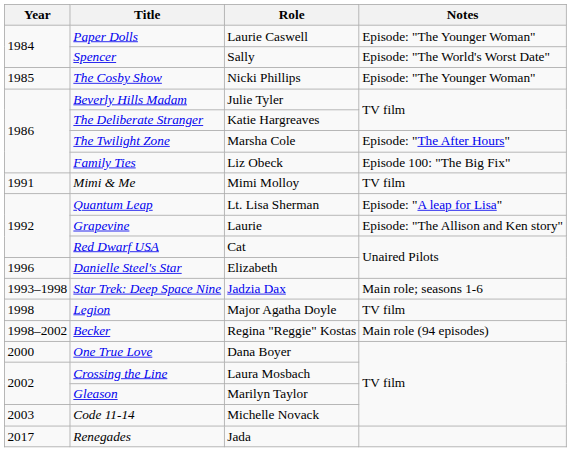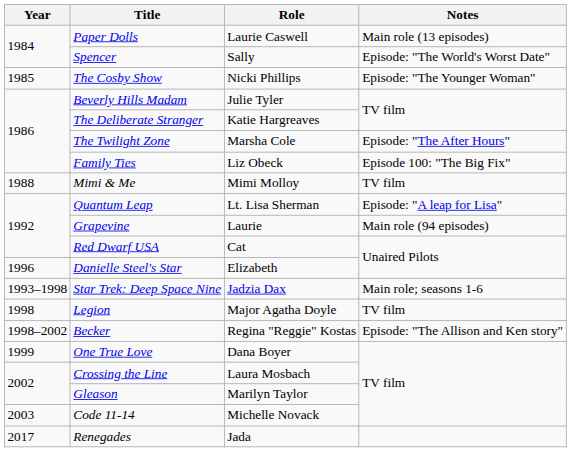(449, 36) Episode: "The Younger Woman" -> (425, 36) Main role (13 episodes)
(21, 183) 1991 -> (21, 183) 1988
(463, 225) Episode: "The Allison and Ken story" -> (425, 225) Main role (94 episodes)
(425, 330) Main role (94 episodes) -> (463, 330) Episode: "The Allison and Ken story"
(21, 352) 2000 -> (21, 352) 1999
